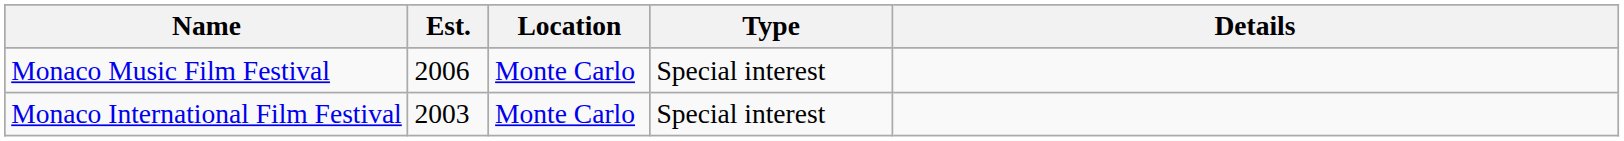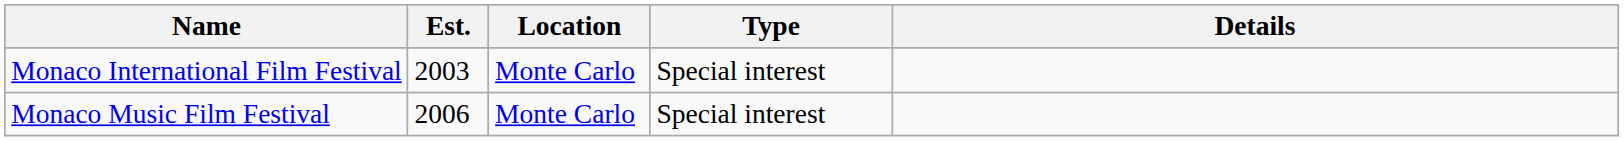rows swapped: (206, 113) <-> (171, 69)
